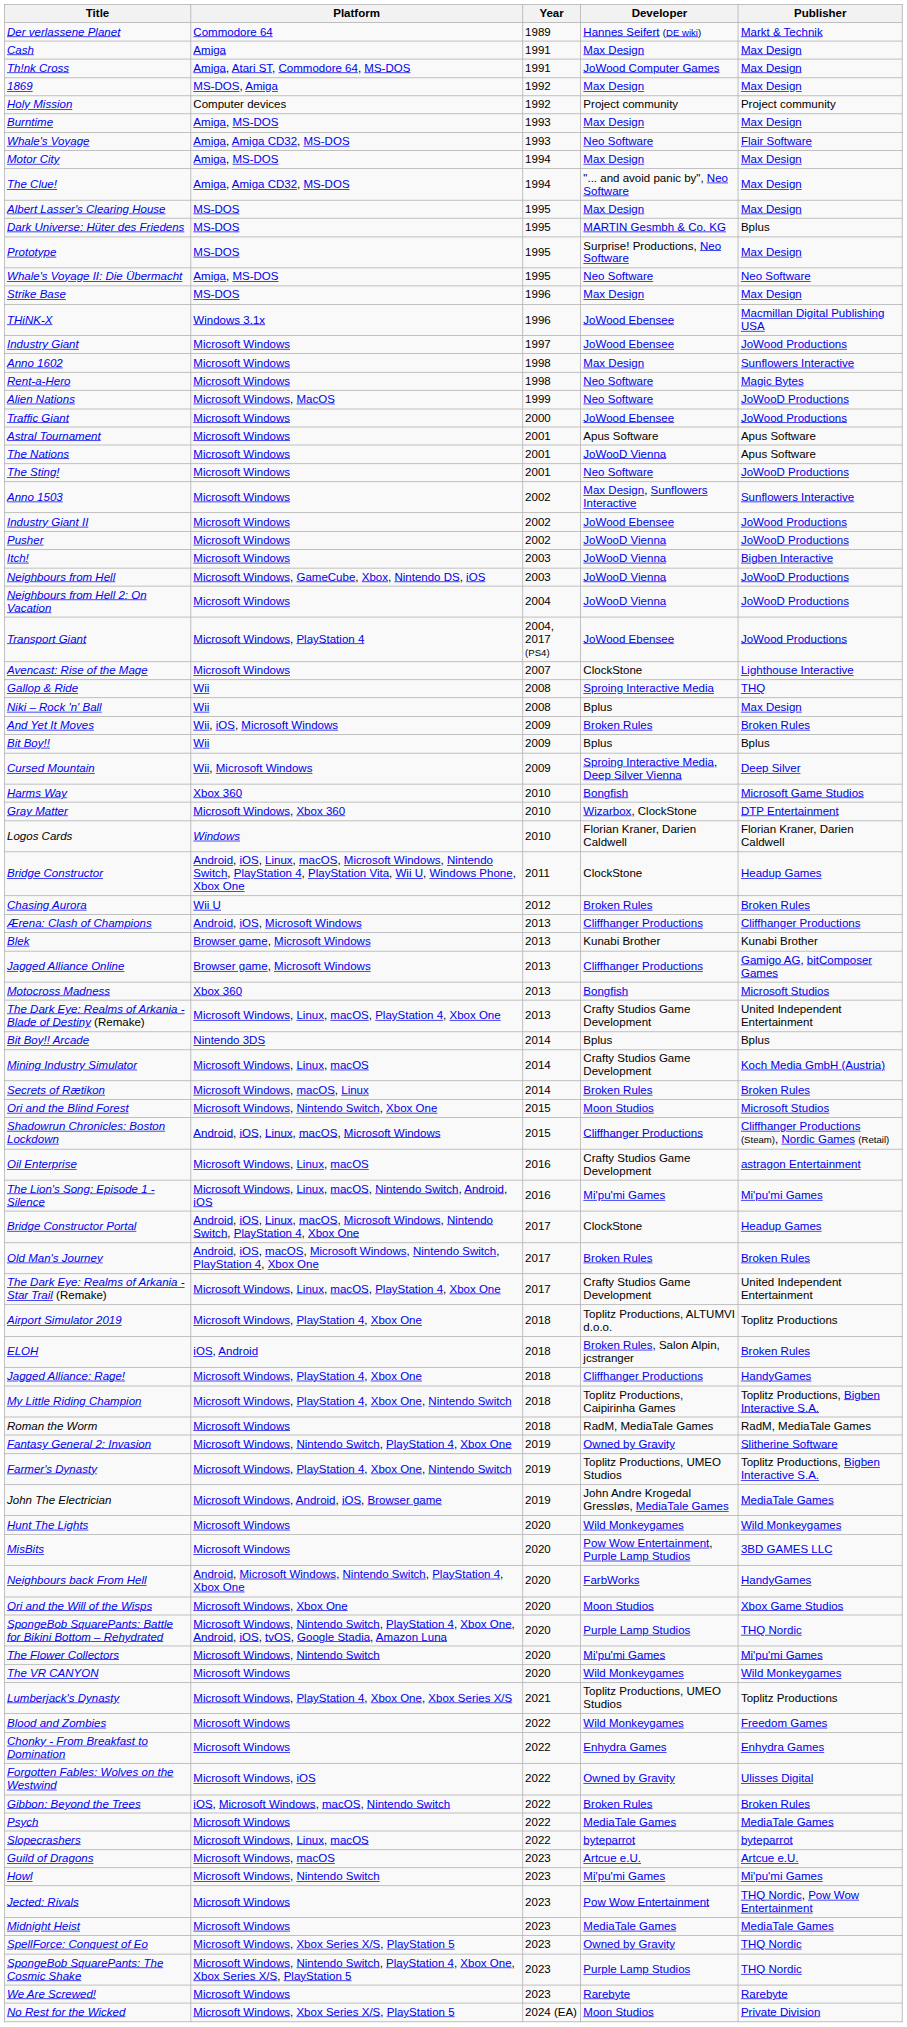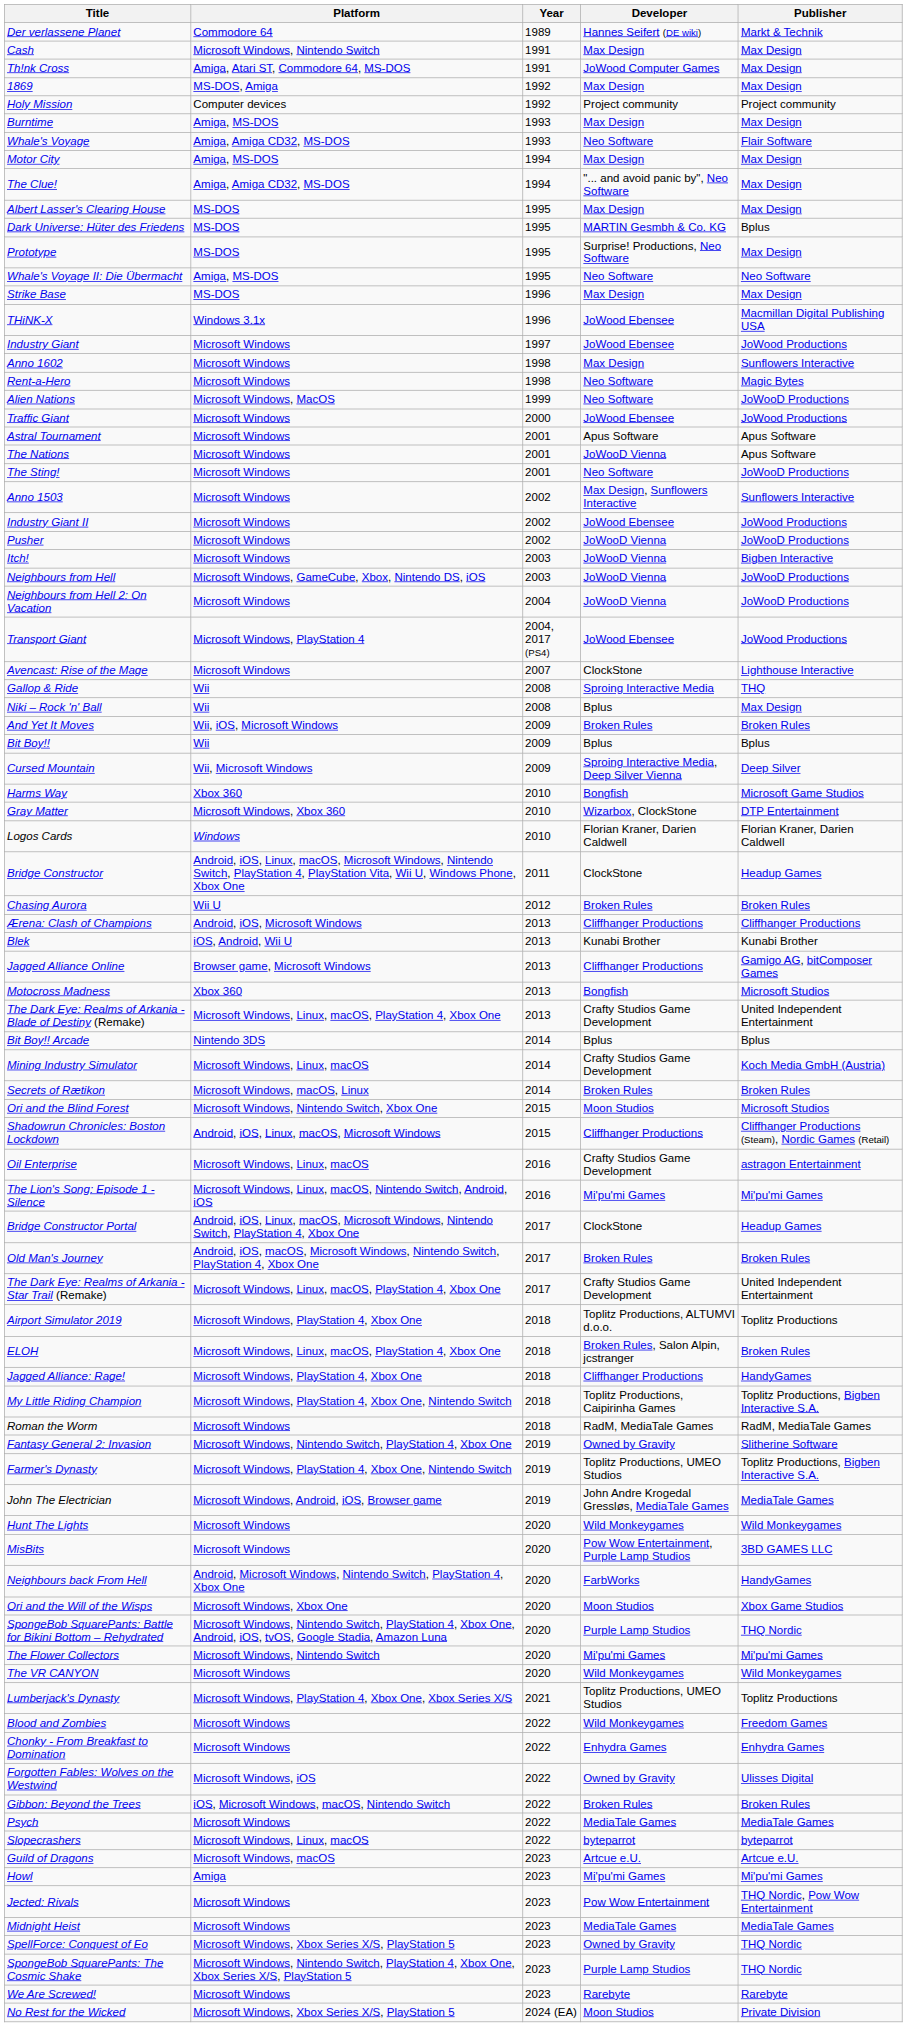(210, 50) Amiga -> (287, 50) Microsoft Windows, Nintendo Switch
(282, 941) Browser game, Microsoft Windows -> (243, 941) iOS, Android, Wii U
(226, 1351) iOS, Android -> (347, 1351) Microsoft Windows, Linux, macOS, PlayStation 4, Xbox One
(287, 1876) Microsoft Windows, Nintendo Switch -> (210, 1876) Amiga
